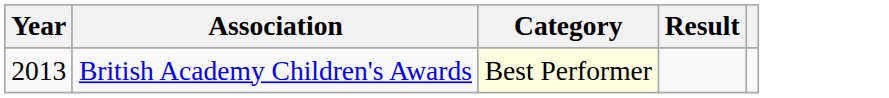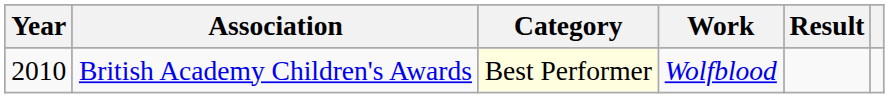+ column: (721, 26)
(39, 69) 2013 -> (39, 69) 2010
